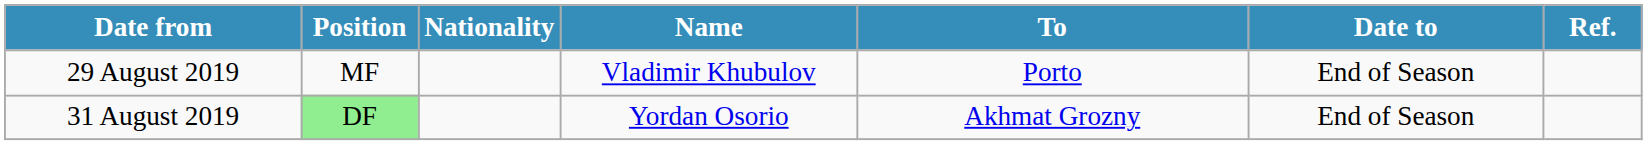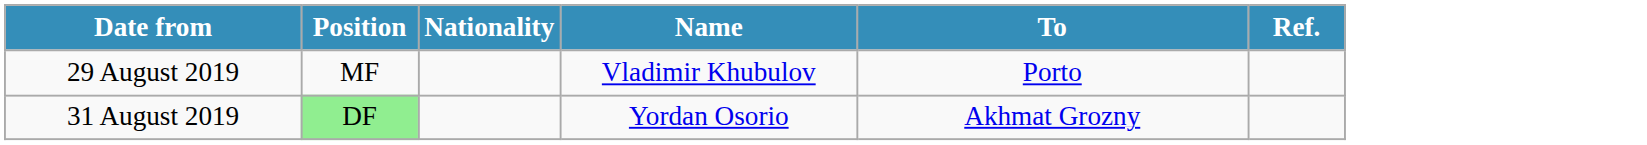- column: (1396, 27)
